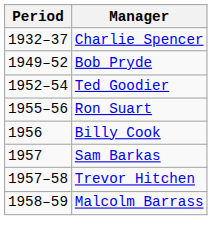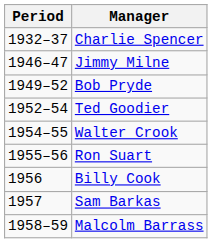+ row: (122, 63)
+ row: (126, 133)
- row: (135, 179)
